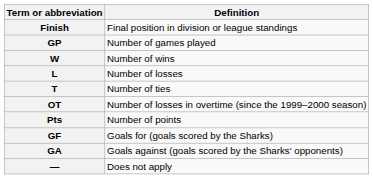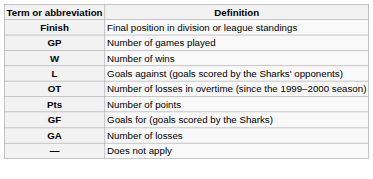(145, 74) Number of losses -> (225, 74) Goals against (goals scored by the Sharks' opponents)
- row: (55, 89)
(225, 151) Goals against (goals scored by the Sharks' opponents) -> (145, 135) Number of losses
